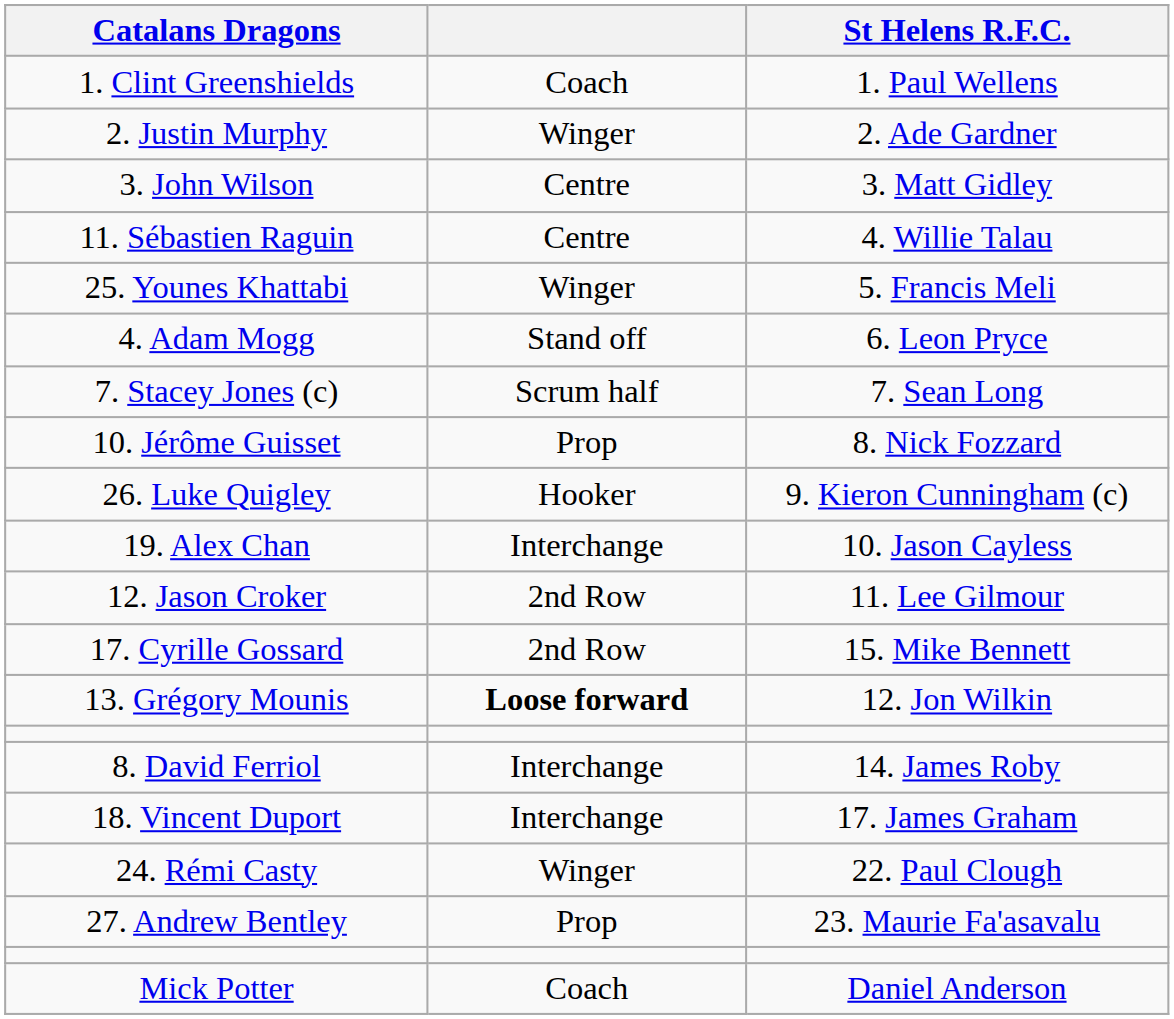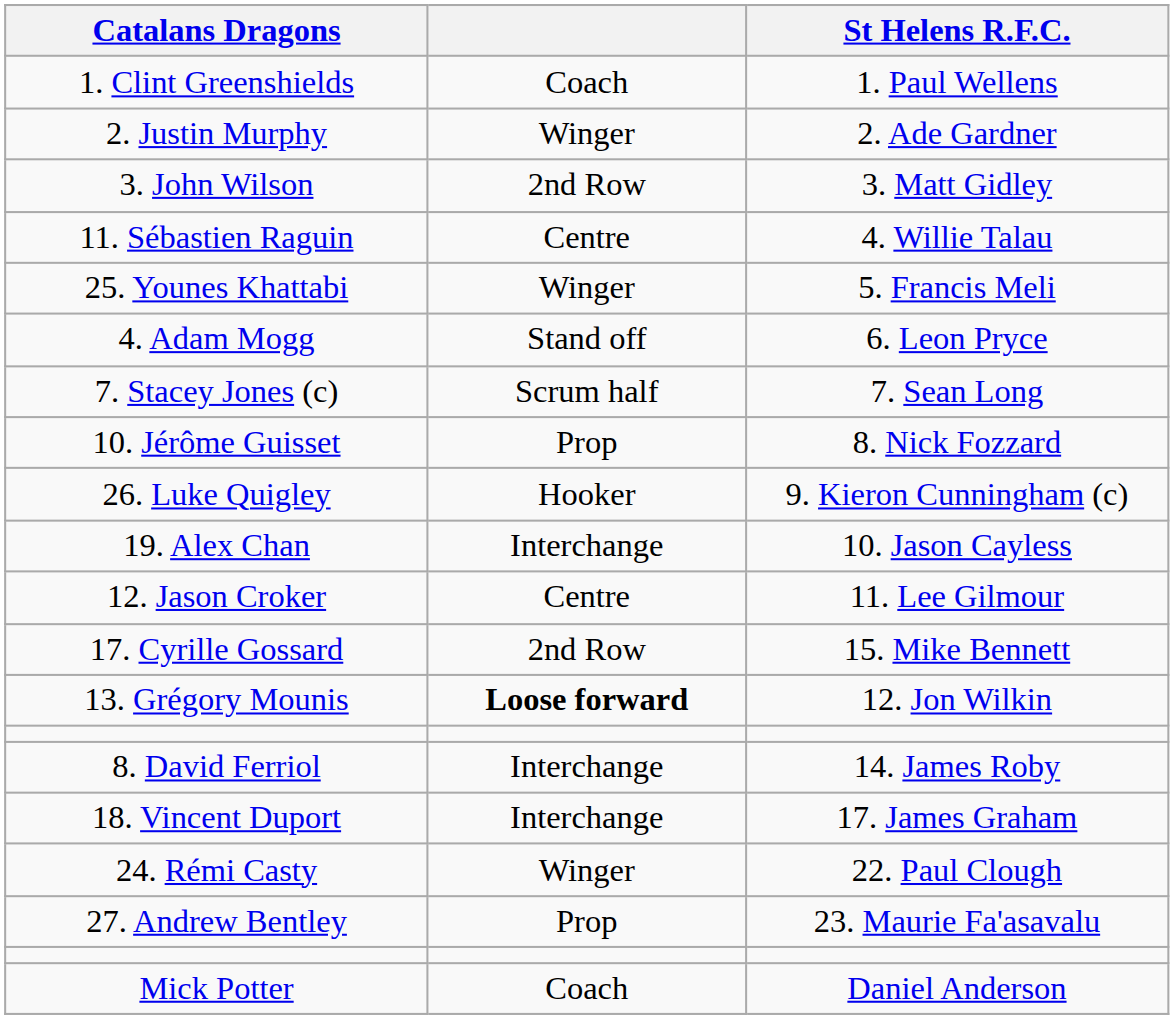(587, 184) Centre -> (587, 184) 2nd Row
(587, 596) 2nd Row -> (587, 596) Centre
